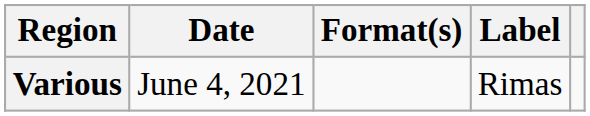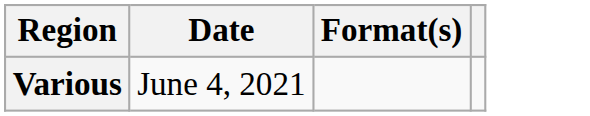- column: (520, 30)
